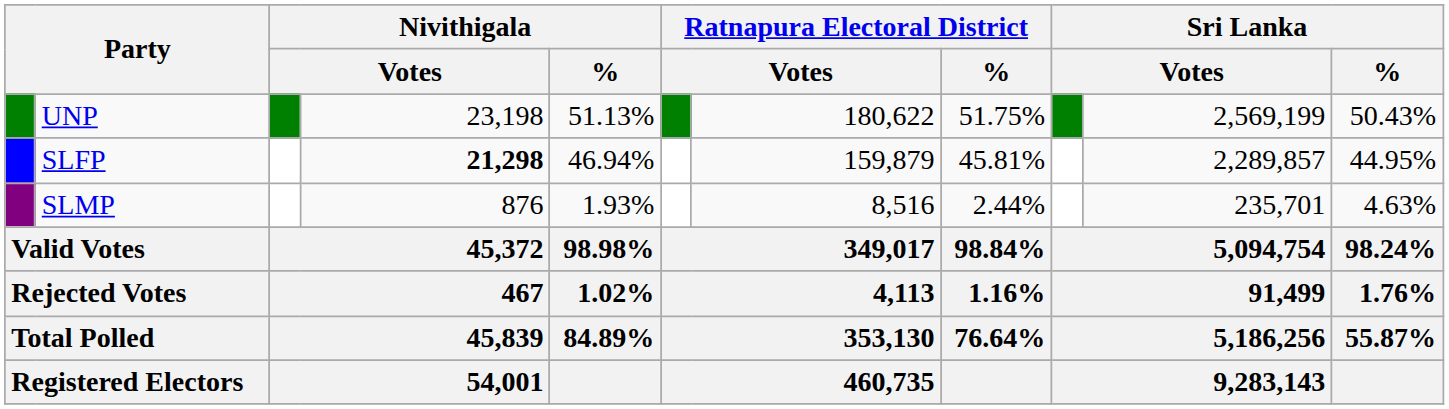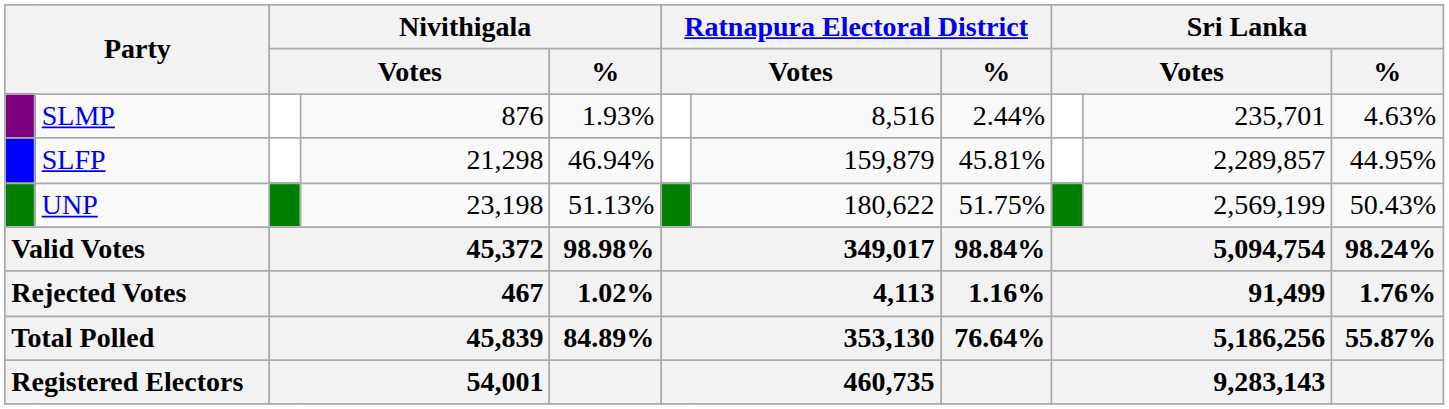rows swapped: (70, 115) <-> (78, 204)
(505, 159) bold -> (505, 159) normal
